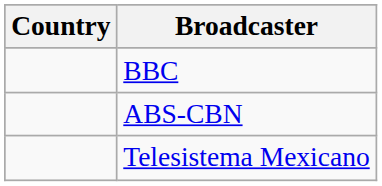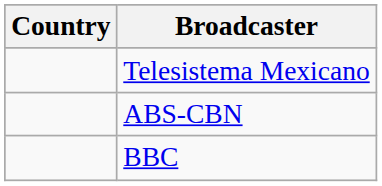rows swapped: (246, 157) <-> (151, 69)
